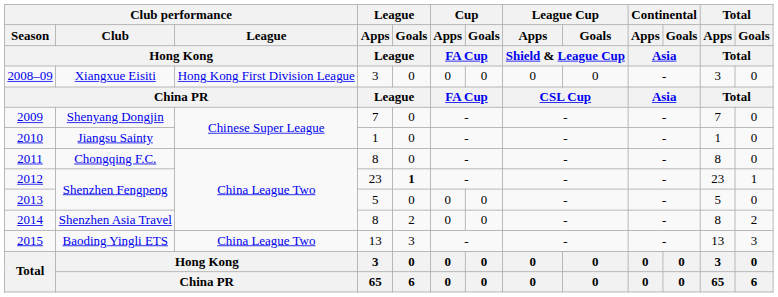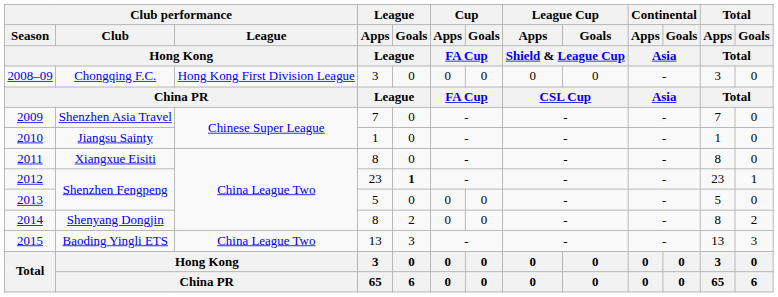(115, 76) Xiangxue Eisiti -> (115, 76) Chongqing F.C.
(115, 117) Shenyang Dongjin -> (115, 117) Shenzhen Asia Travel
(115, 158) Chongqing F.C. -> (115, 158) Xiangxue Eisiti
(115, 220) Shenzhen Asia Travel -> (115, 220) Shenyang Dongjin
